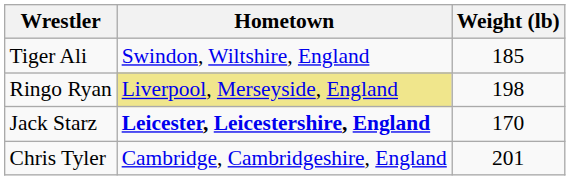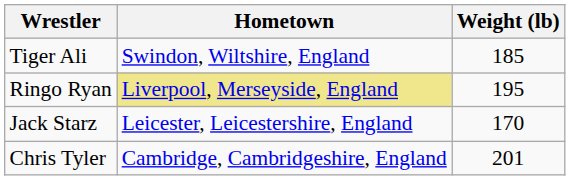(508, 89) 198 -> (508, 89) 195
(276, 123) bold -> (267, 123) normal
